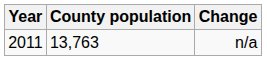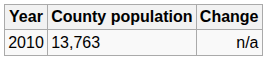(25, 42) 2011 -> (26, 42) 2010
